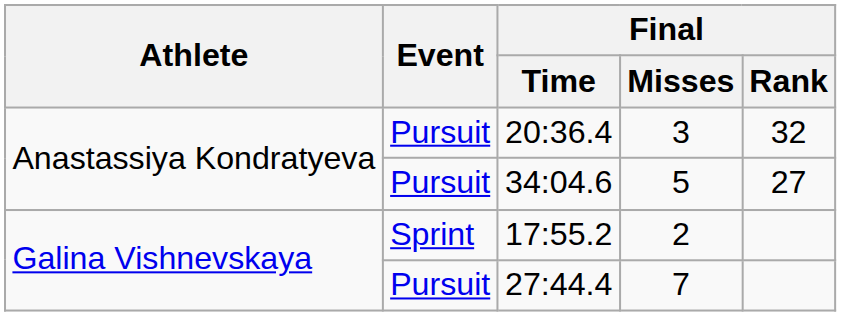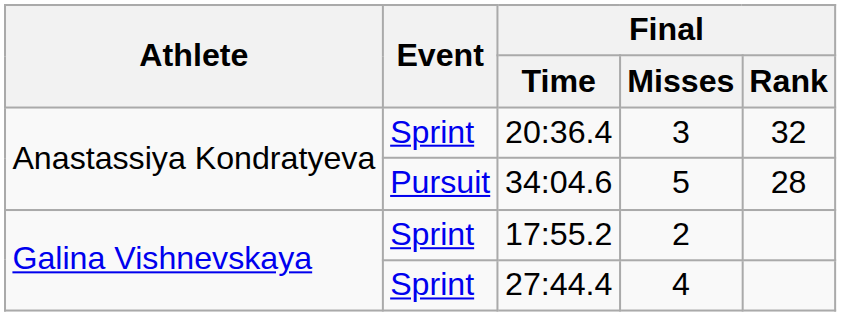(440, 132) Pursuit -> (432, 132) Sprint
(789, 183) 27 -> (789, 183) 28
(440, 285) Pursuit -> (432, 285) Sprint
(681, 285) 7 -> (681, 285) 4
